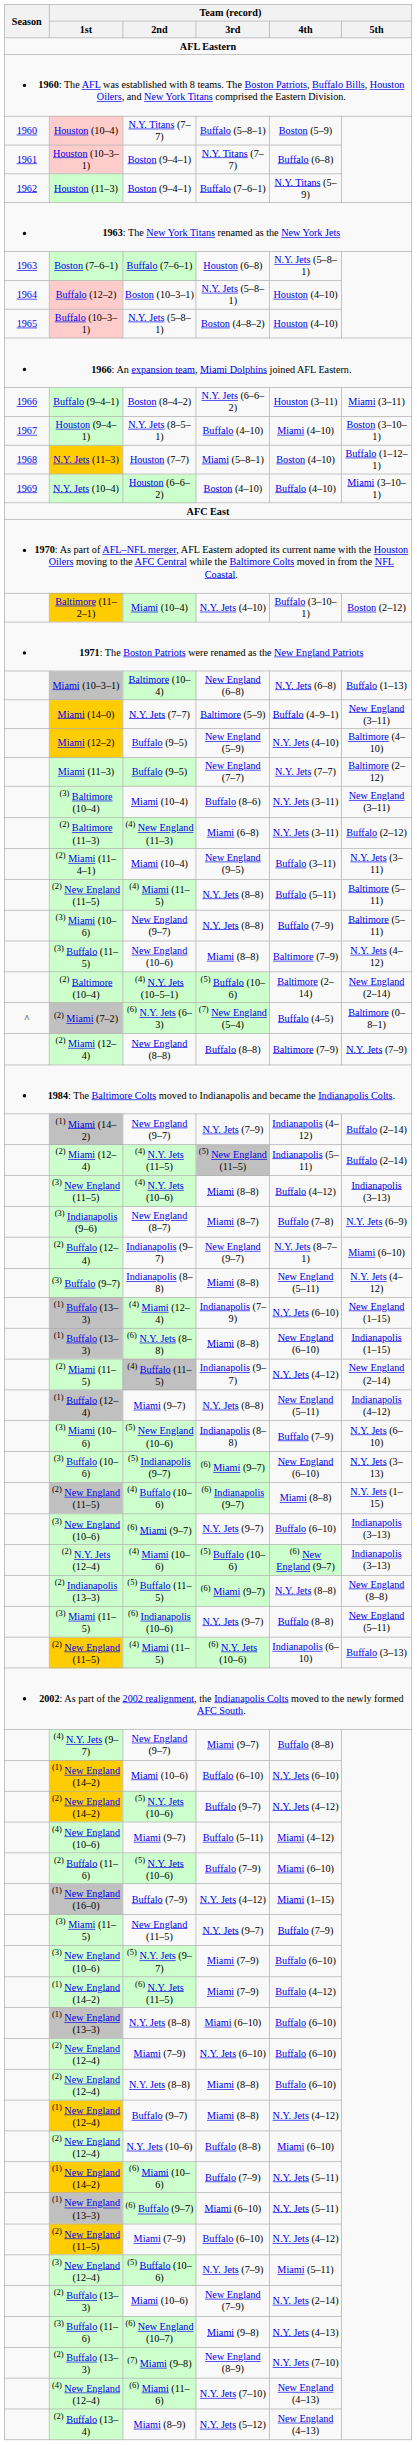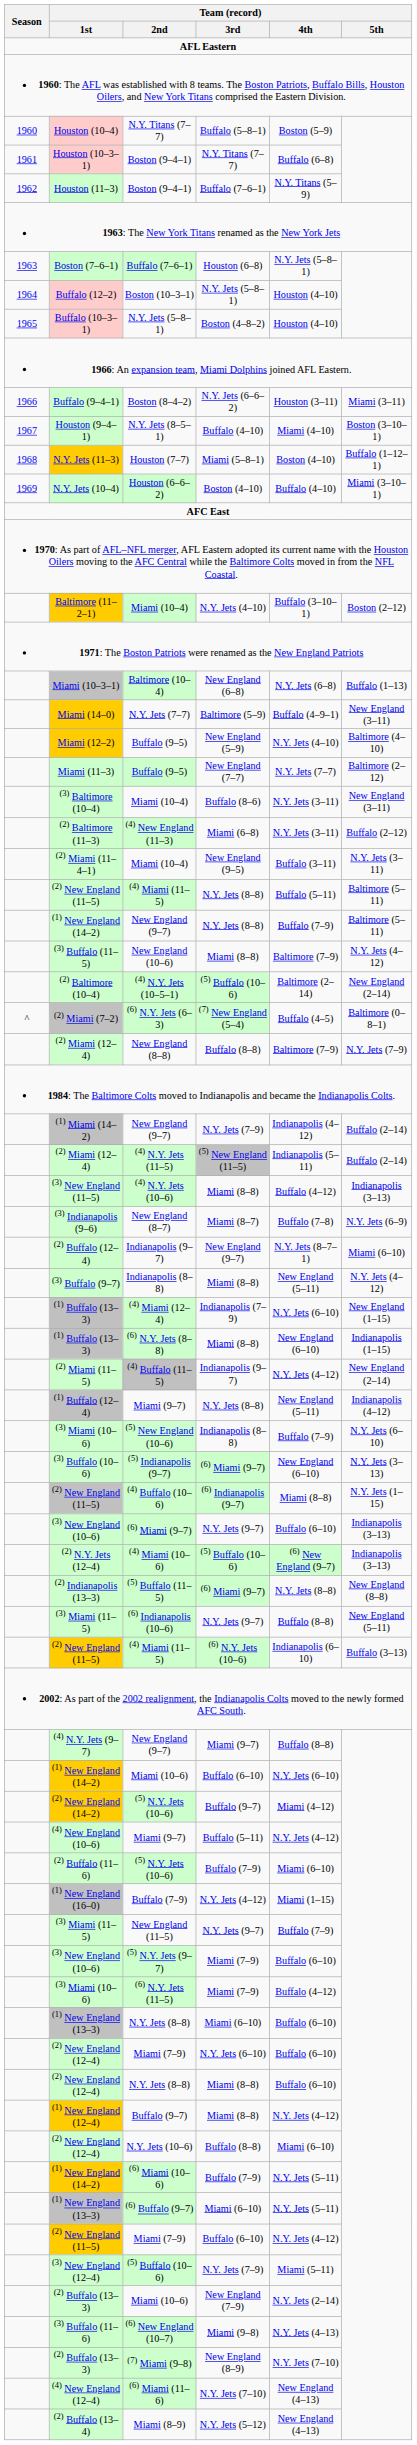(86, 925) (3) Miami (10–6) -> (86, 925) (1) New England (14–2)
(306, 1806) N.Y. Jets (4–12) -> (306, 1806) Miami (4–12)
(306, 1837) Miami (4–12) -> (306, 1837) N.Y. Jets (4–12)
(86, 1992) (1) New England (14–2) -> (86, 1992) (3) Miami (10–6)
